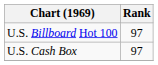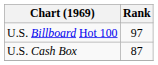(137, 51) 97 -> (137, 51) 87
